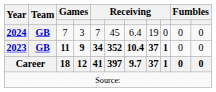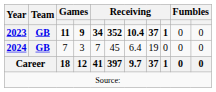rows swapped: (17, 48) <-> (17, 32)
